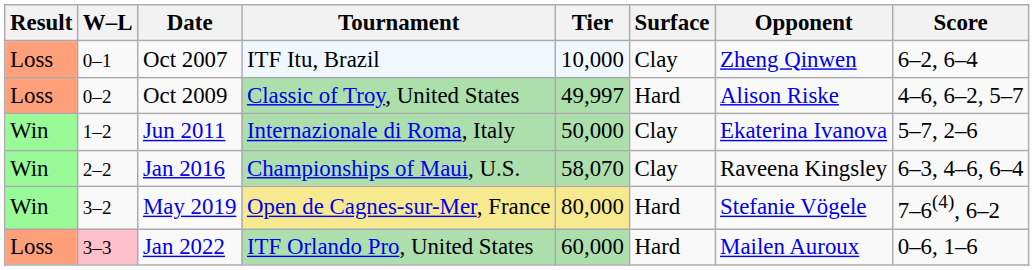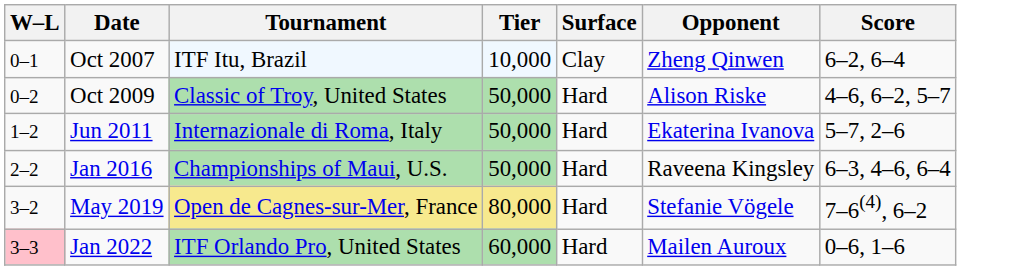- column: (41, 22)
(593, 95) 49,997 -> (520, 95) 50,000
(656, 131) Clay -> (585, 131) Hard
(593, 167) 58,070 -> (520, 167) 50,000
(656, 167) Clay -> (585, 167) Hard
